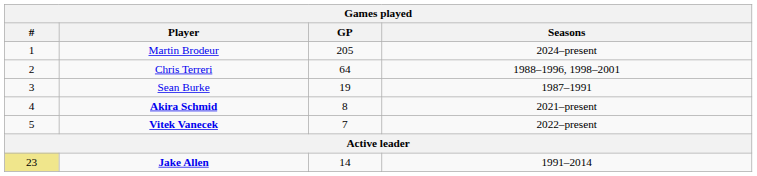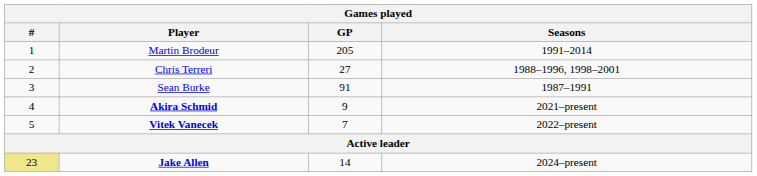(567, 51) 2024–present -> (567, 51) 1991–2014
(345, 69) 64 -> (345, 69) 27
(345, 88) 19 -> (345, 88) 91
(345, 106) 8 -> (345, 106) 9
(567, 162) 1991–2014 -> (567, 162) 2024–present
